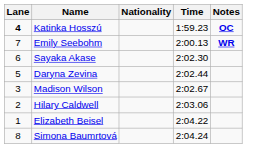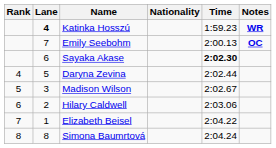+ column: (18, 12)
(226, 27) OC -> (255, 27) WR
(226, 43) WR -> (255, 43) OC
(192, 58) normal -> (221, 58) bold
